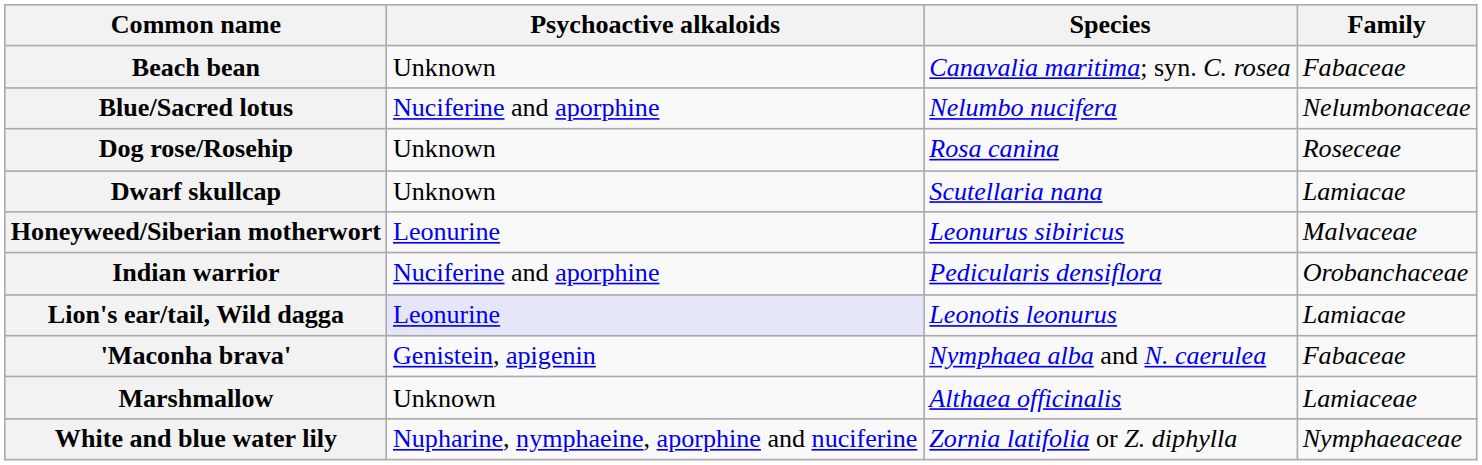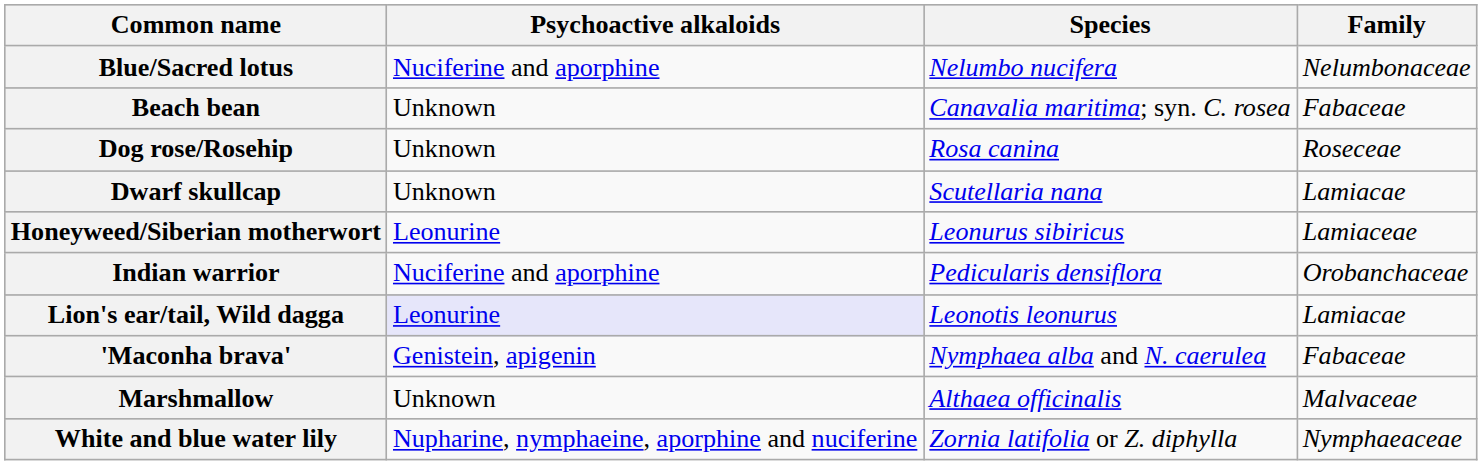rows swapped: (196, 66) <-> (196, 107)
(1360, 231) Malvaceae -> (1360, 231) Lamiaceae
(1360, 397) Lamiaceae -> (1360, 397) Malvaceae
